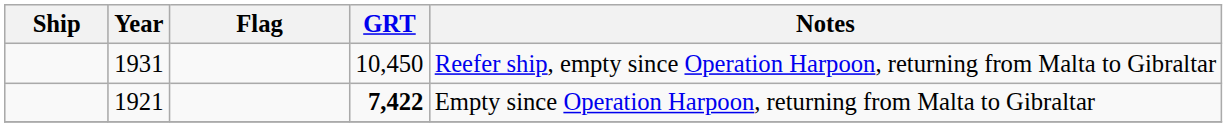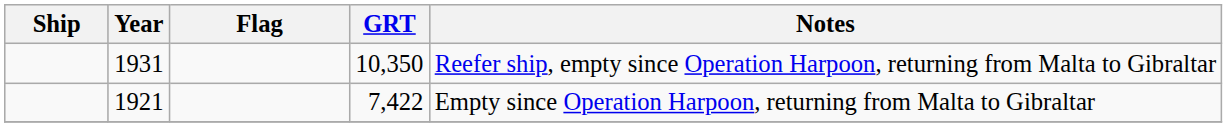(389, 63) 10,450 -> (389, 63) 10,350
(396, 102) bold -> (396, 102) normal
